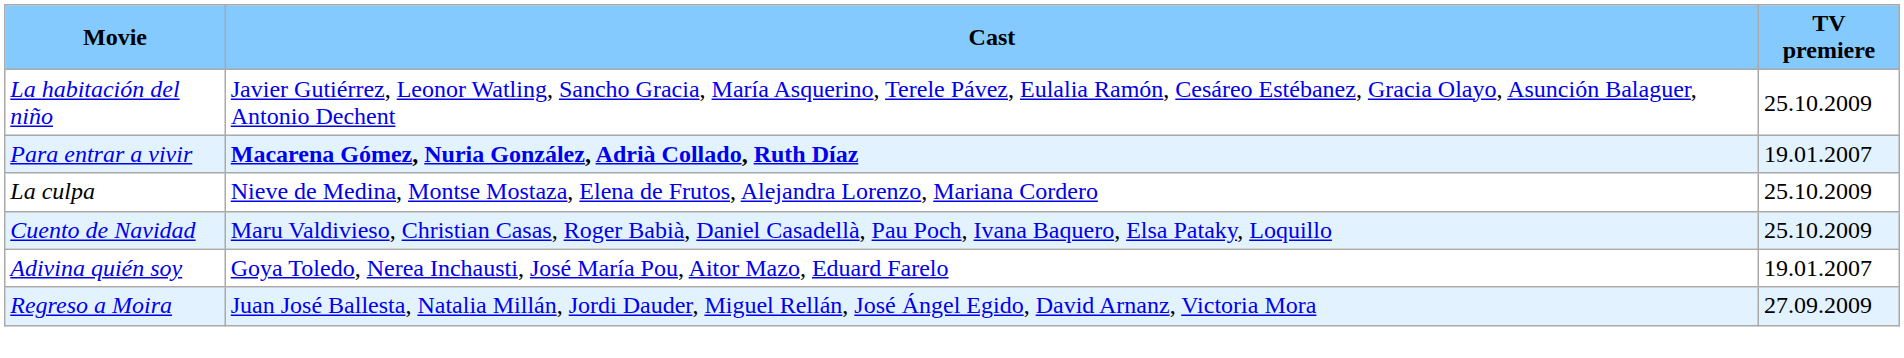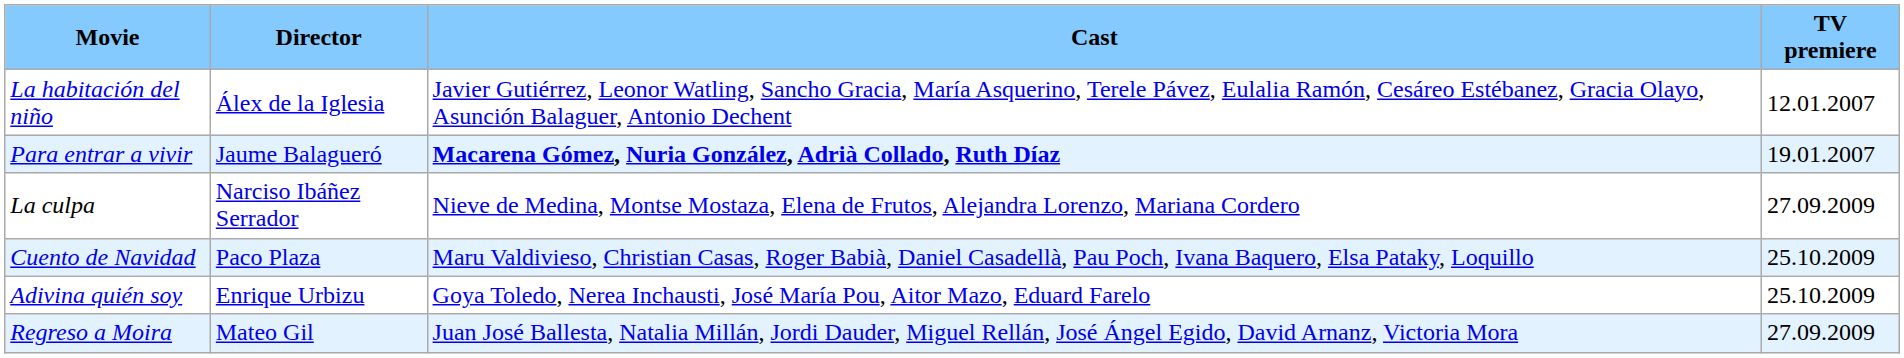+ column: (319, 37)
(1818, 102) 25.10.2009 -> (1821, 102) 12.01.2007
(1818, 191) 25.10.2009 -> (1821, 205) 27.09.2009
(1818, 267) 19.01.2007 -> (1821, 294) 25.10.2009
